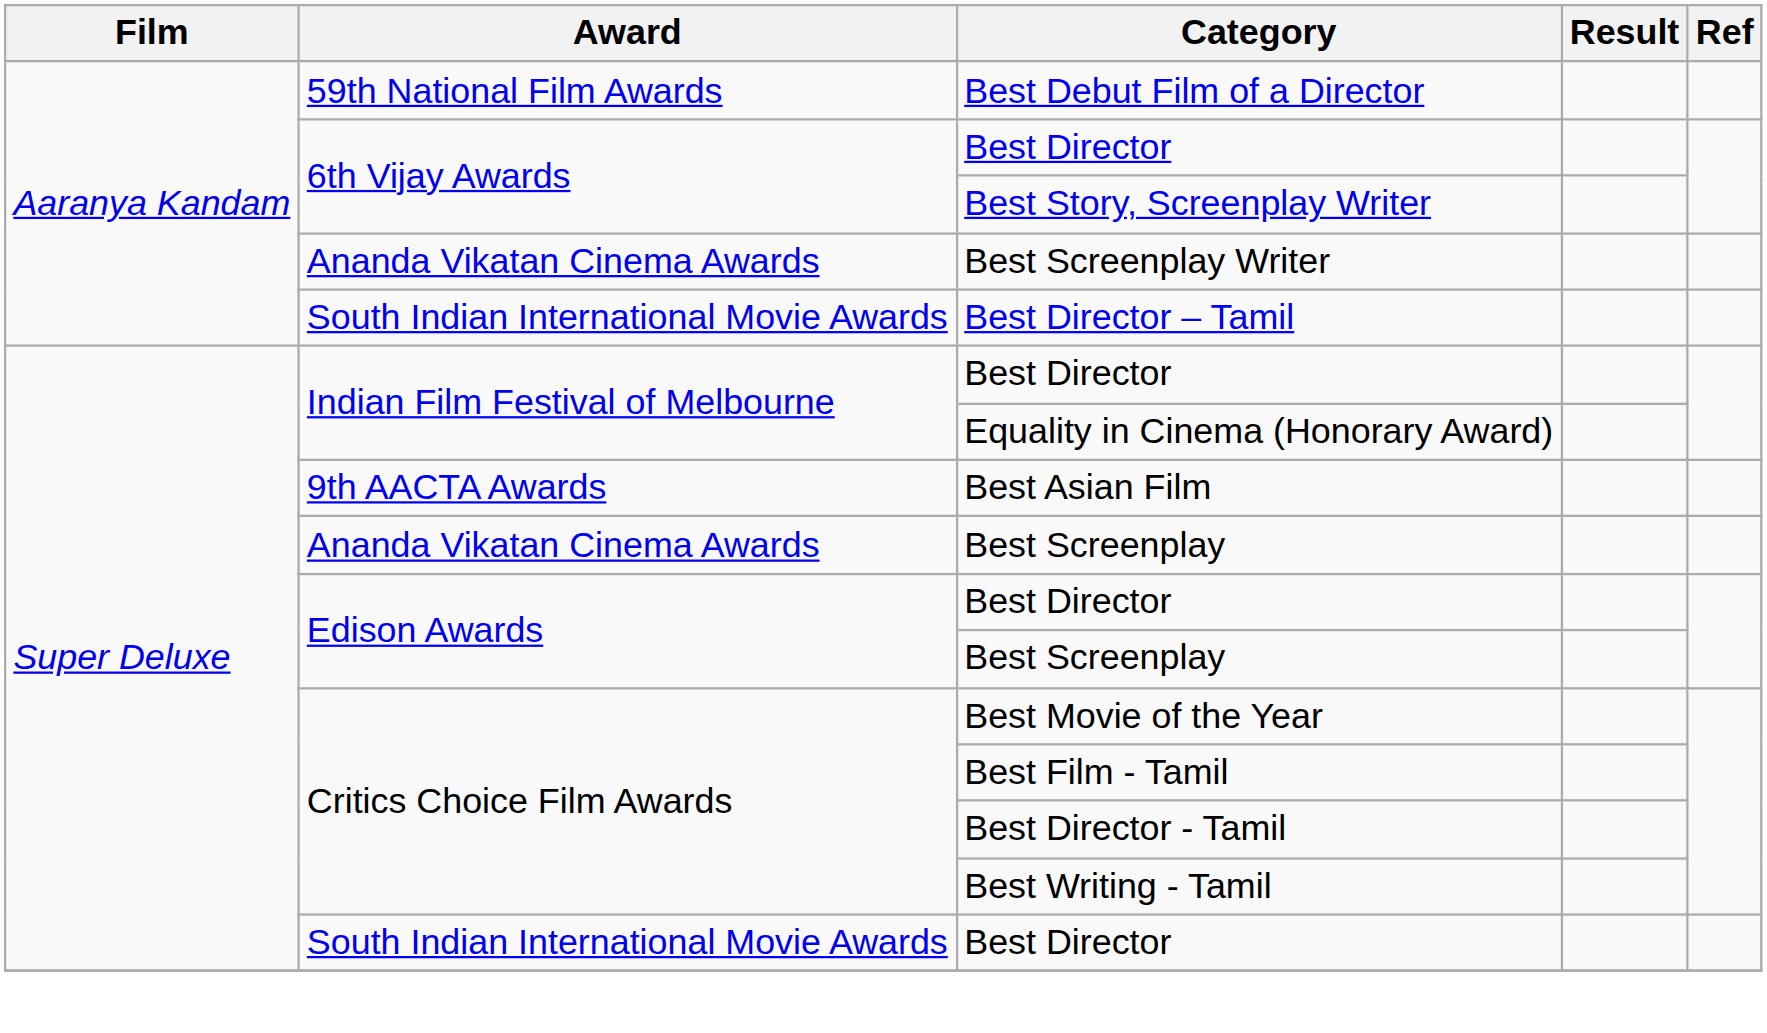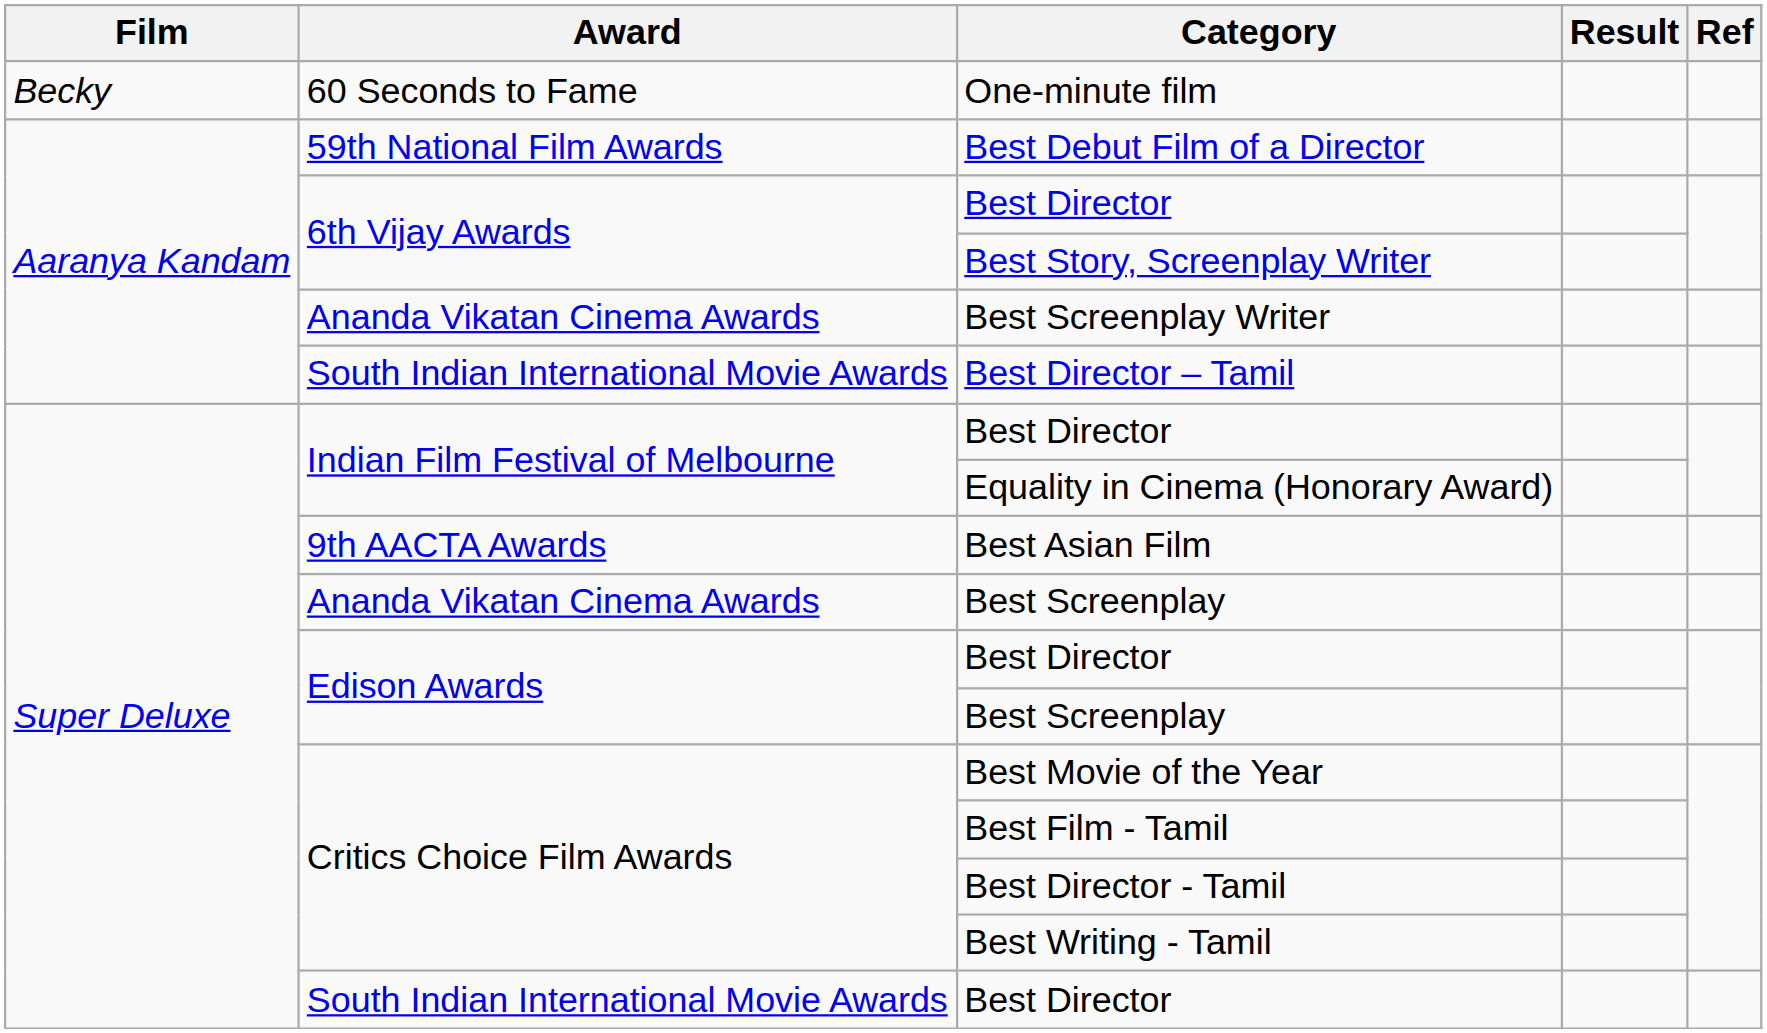+ row: (472, 89)
